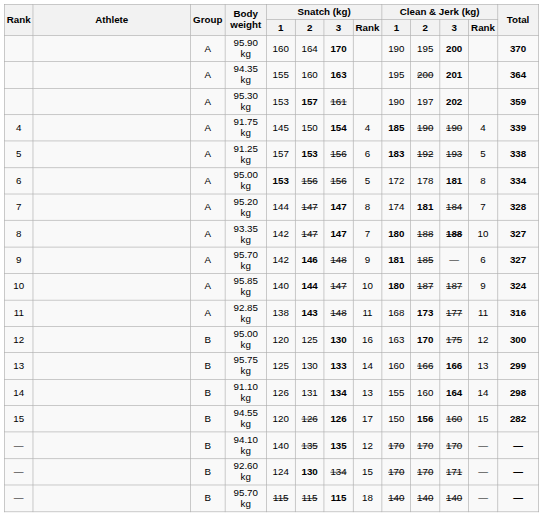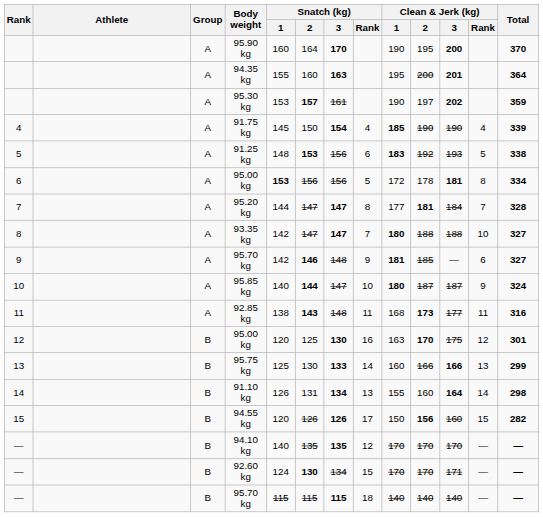(281, 154) 157 -> (281, 154) 148
(396, 207) 174 -> (396, 207) 177
(454, 233) bold -> (454, 233) normal
(518, 339) 300 -> (518, 339) 301
